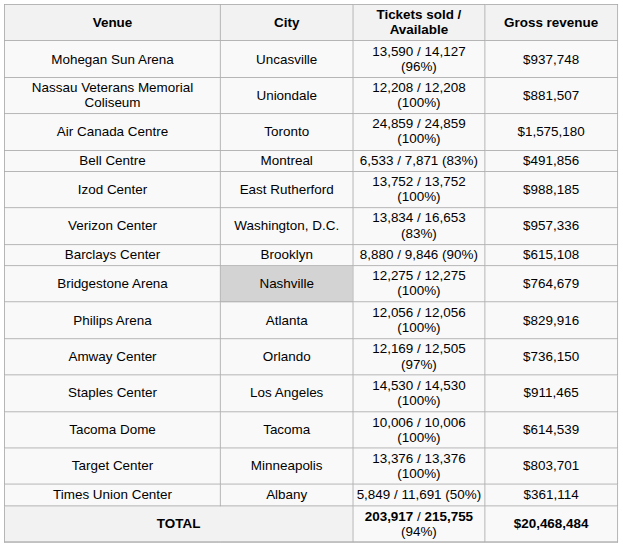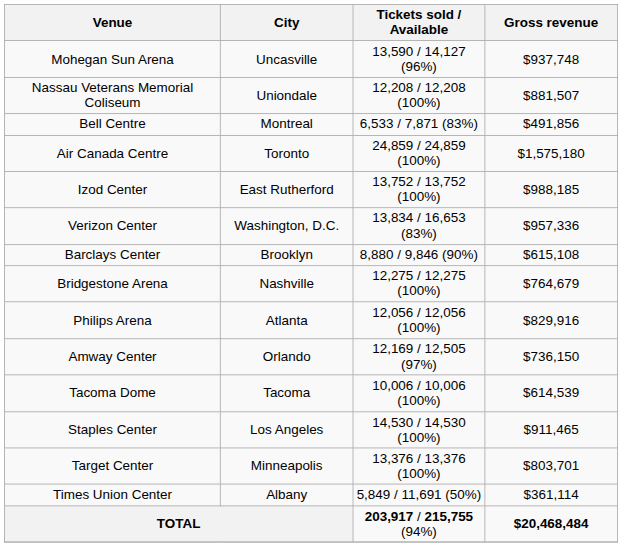rows swapped: (113, 160) <-> (113, 132)
(287, 283) lightgrey background -> (287, 283) no background
rows swapped: (113, 393) <-> (113, 429)
